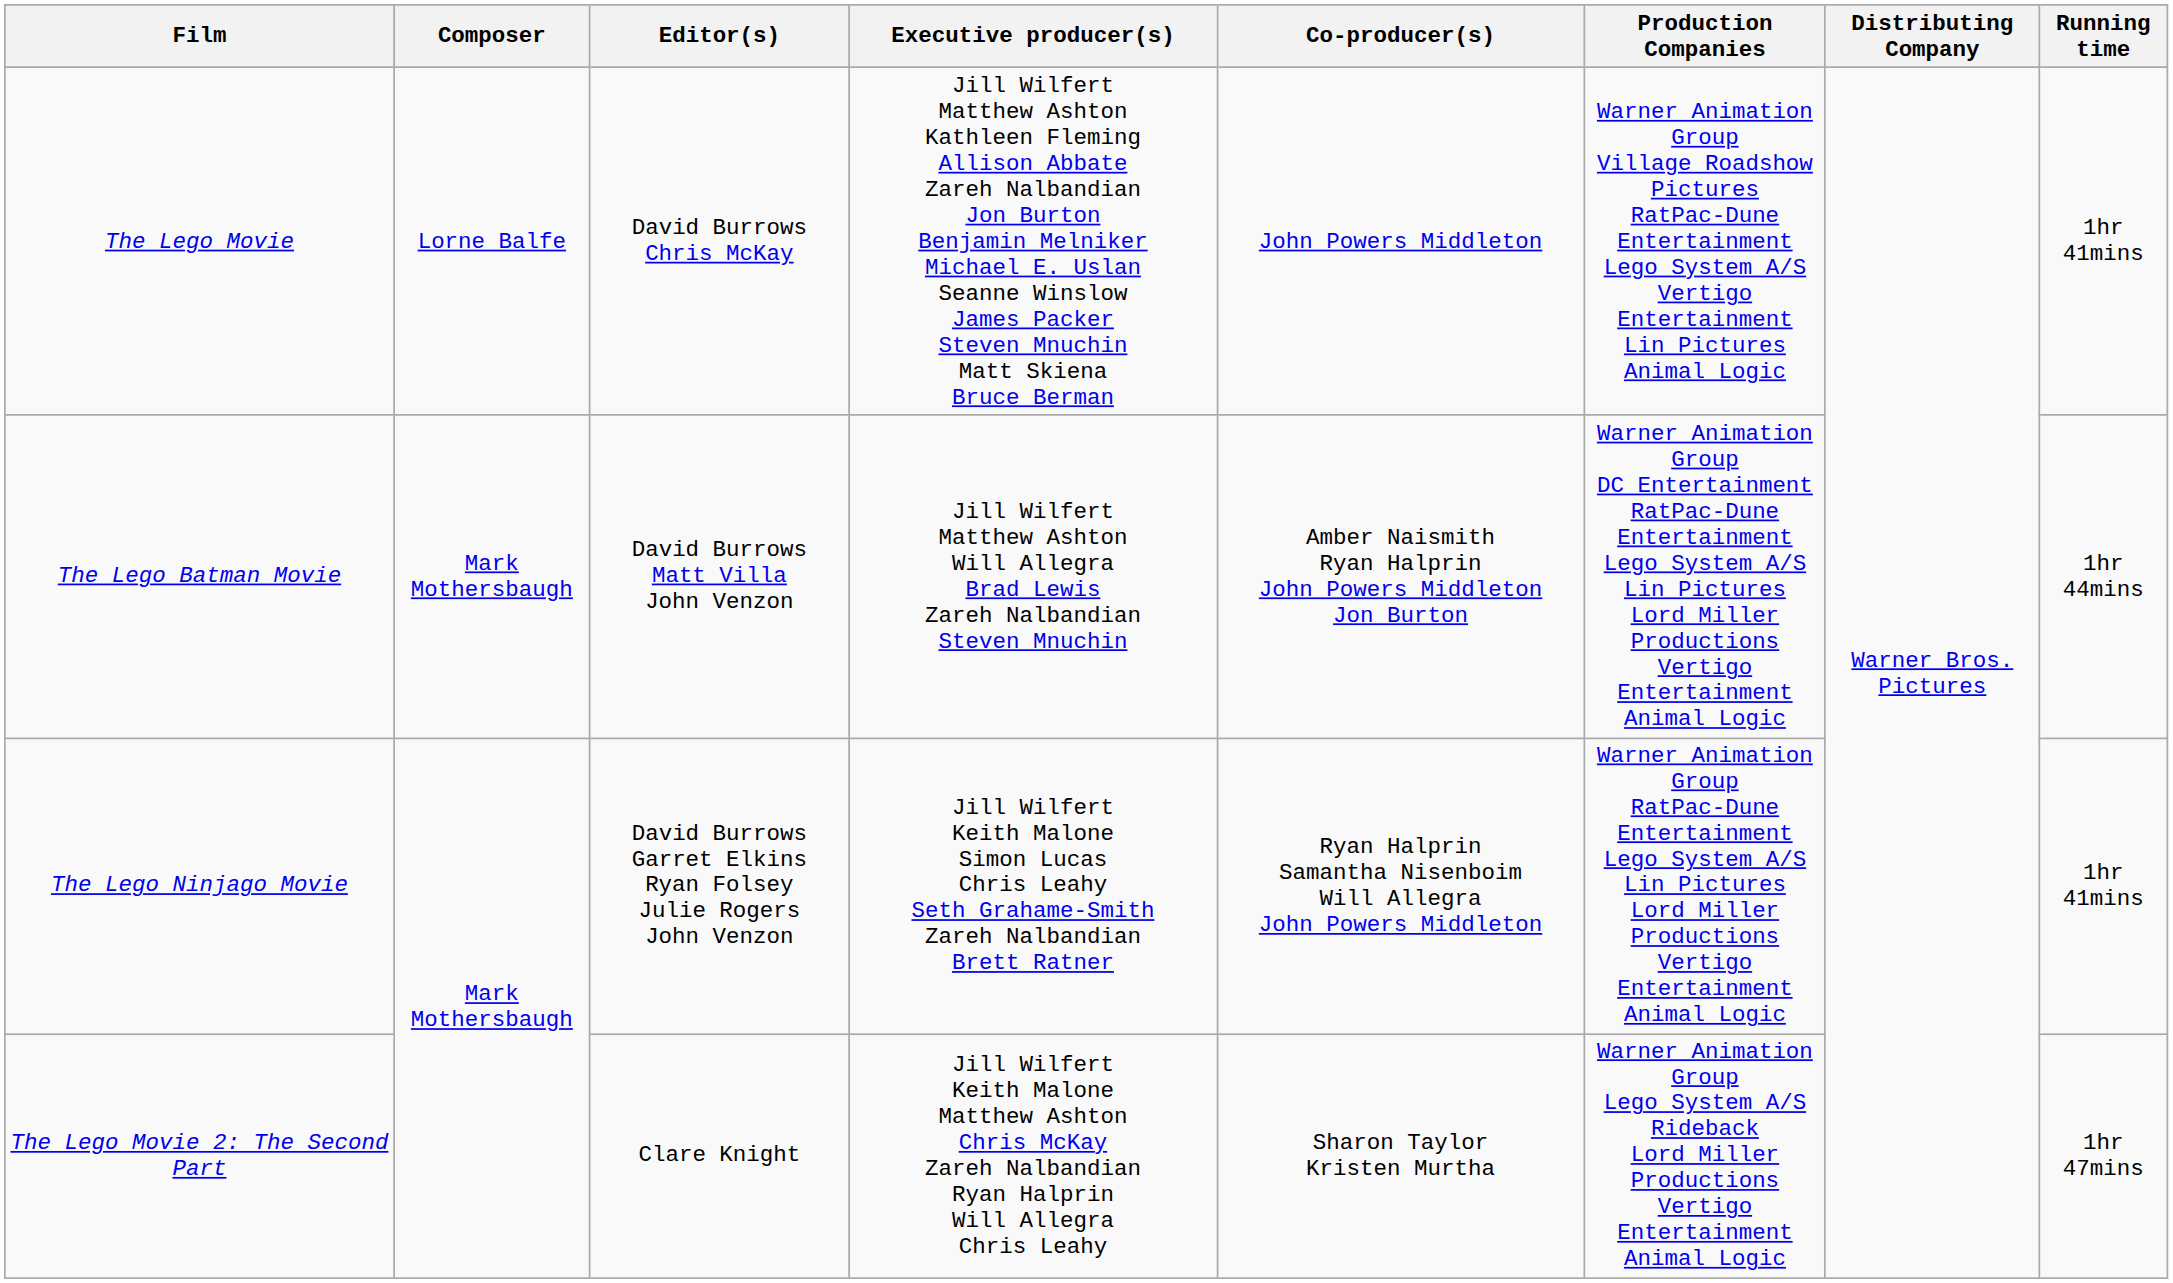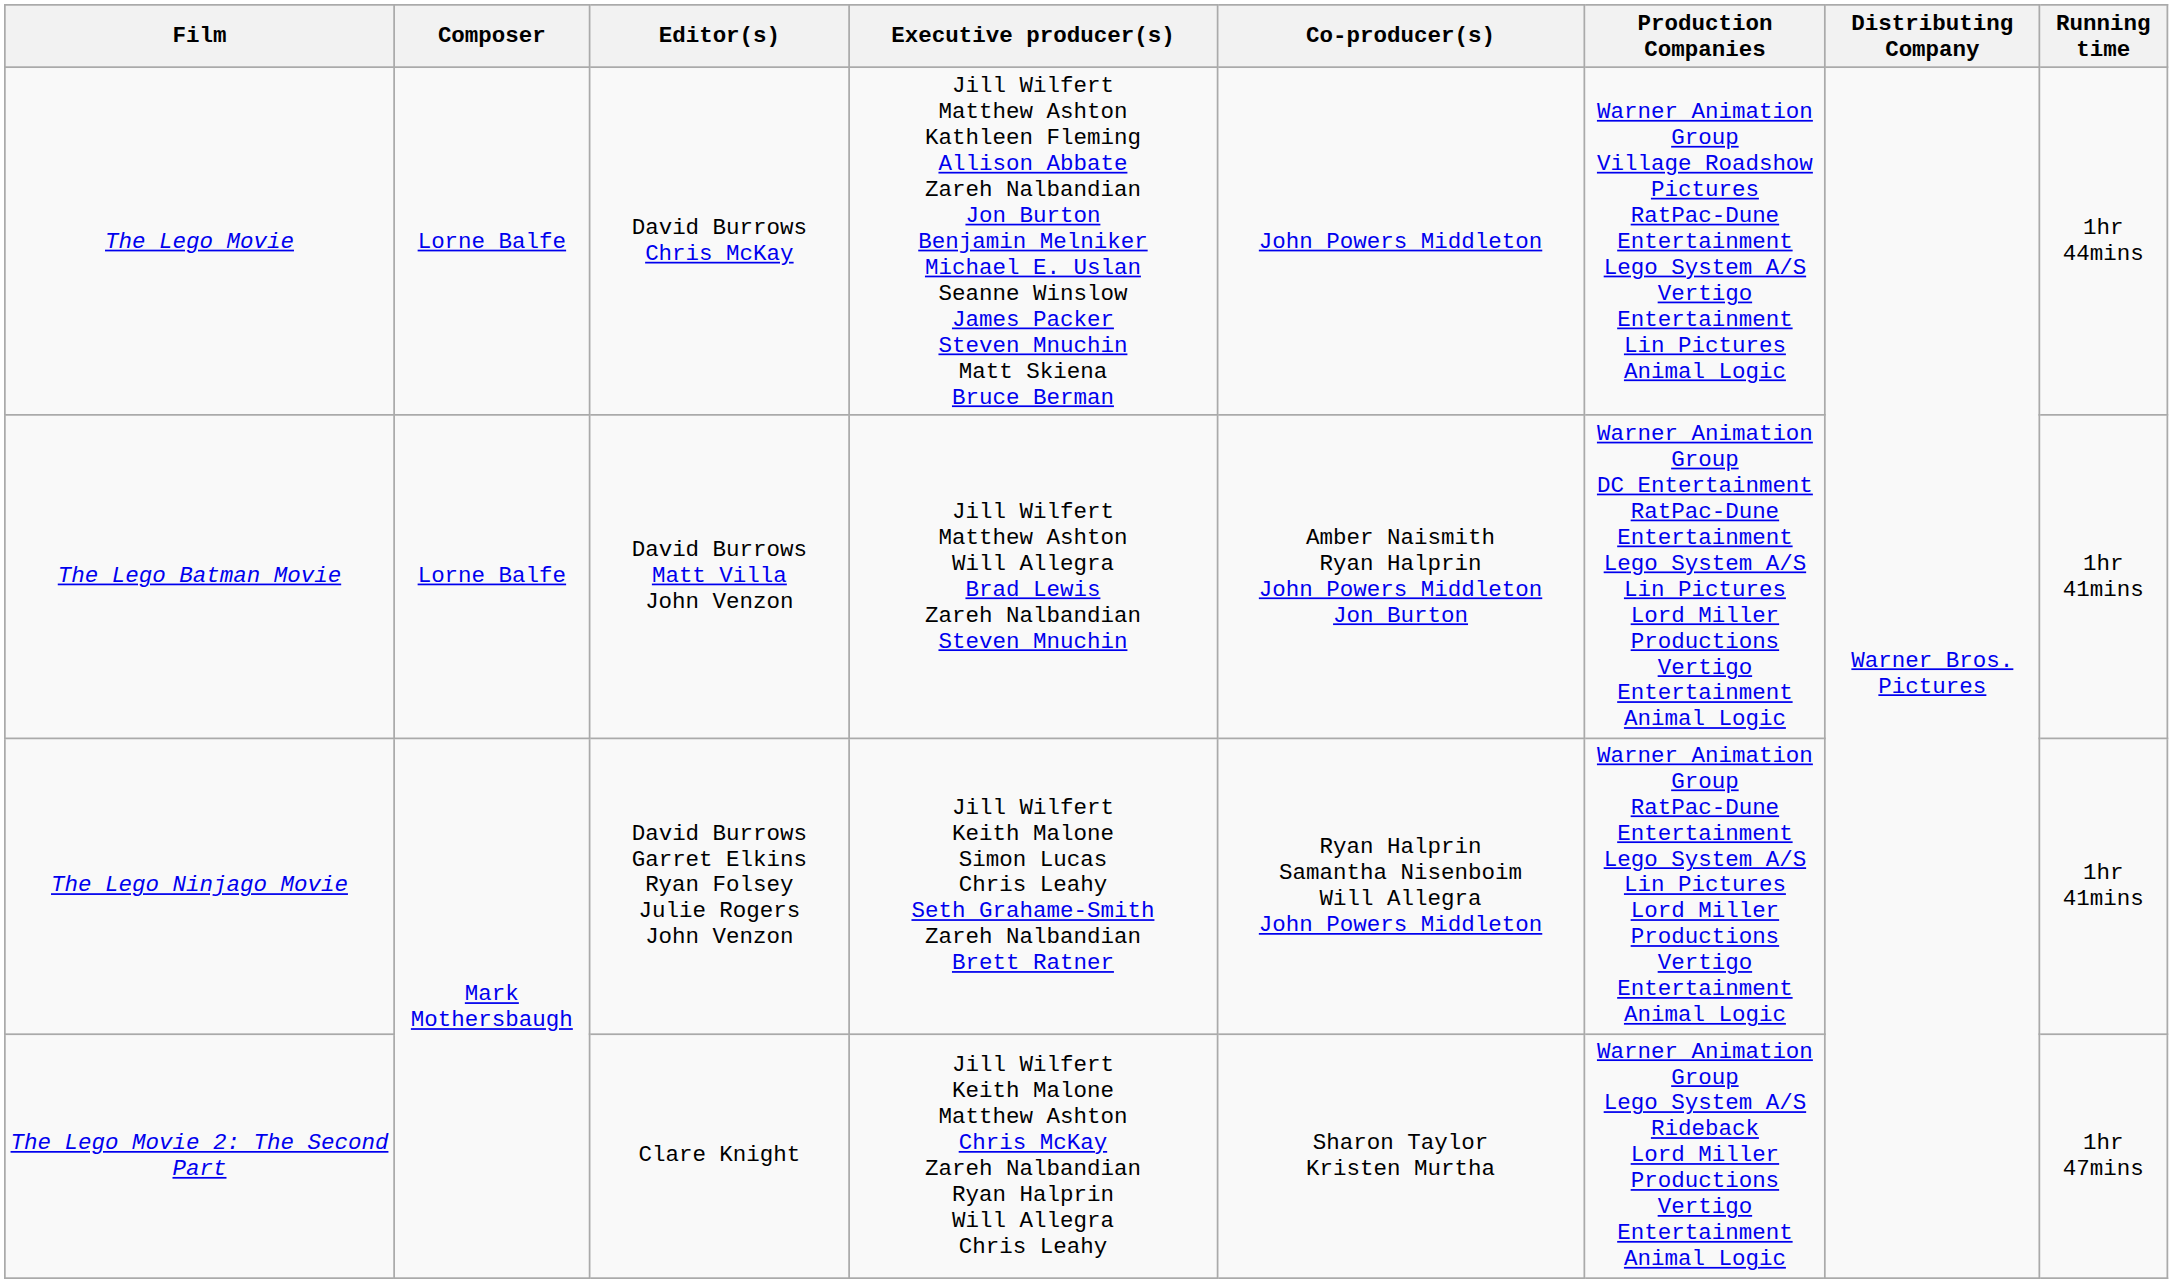(2103, 241) 1hr 41mins -> (2103, 241) 1hr 44mins
(492, 577) Mark Mothersbaugh -> (492, 577) Lorne Balfe
(2103, 577) 1hr 44mins -> (2103, 577) 1hr 41mins
